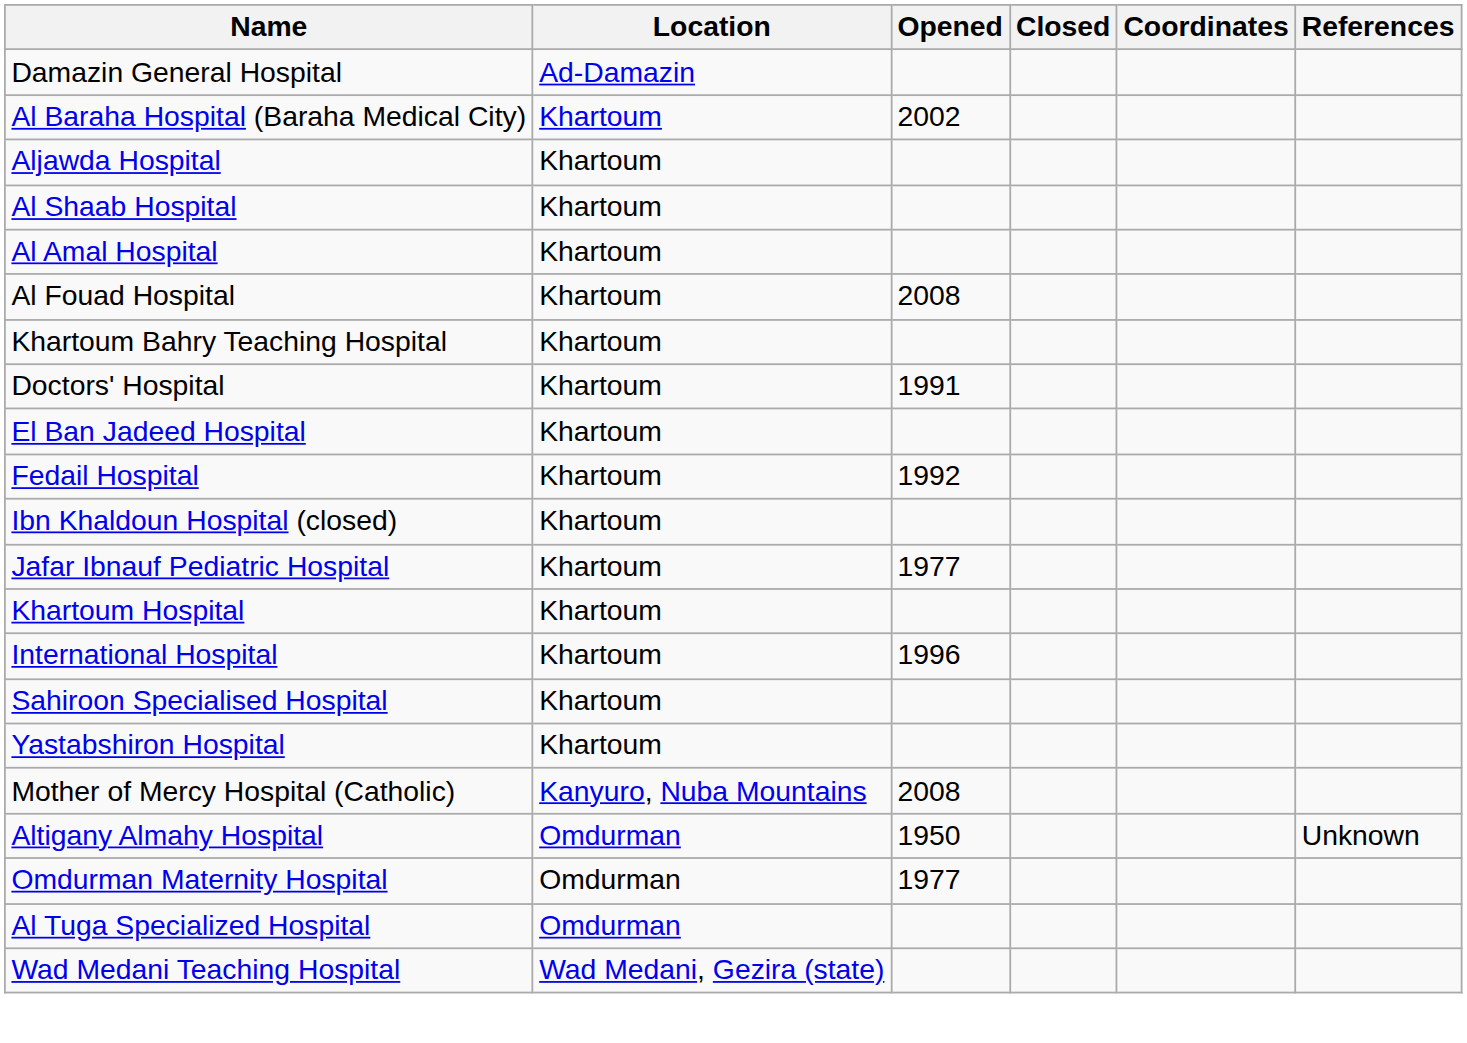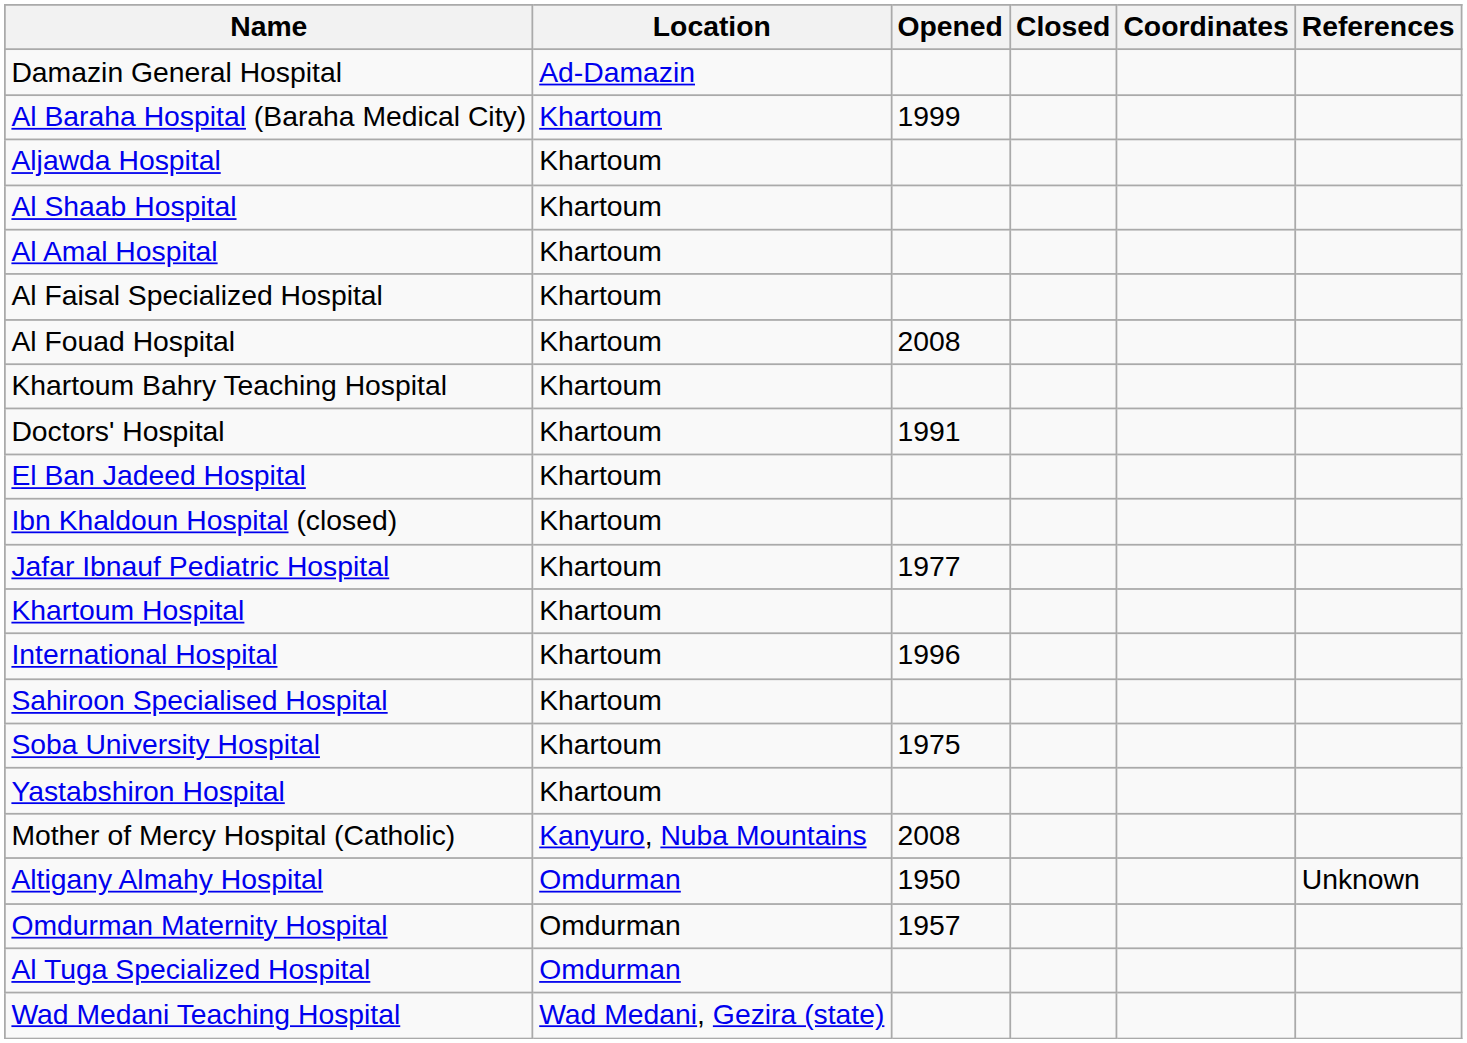(929, 116) 2002 -> (929, 116) 1999
+ row: (197, 296)
- row: (105, 476)
+ row: (166, 745)
(929, 880) 1977 -> (929, 925) 1957
